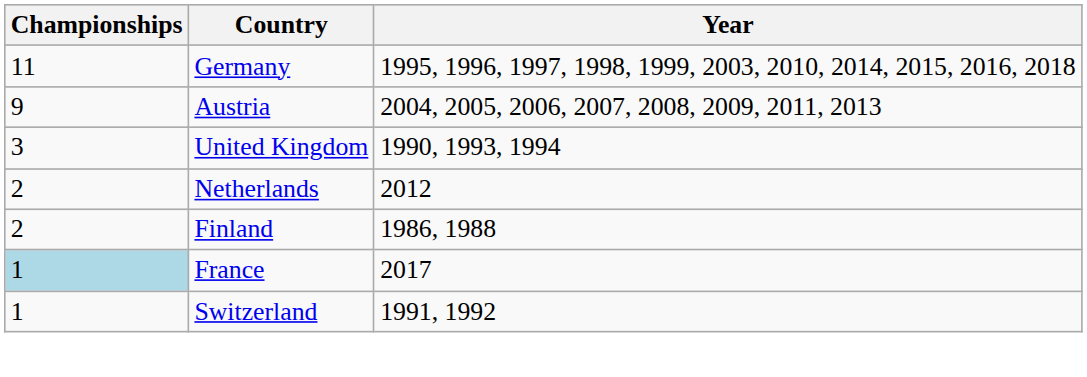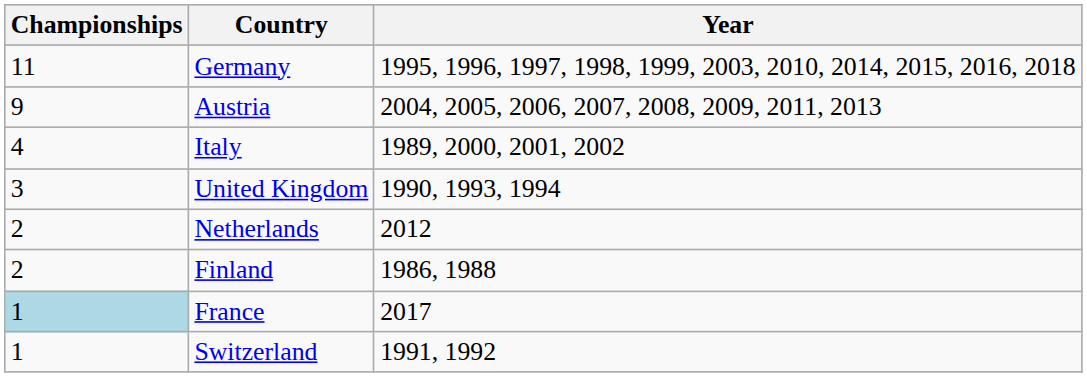+ row: (218, 147)
